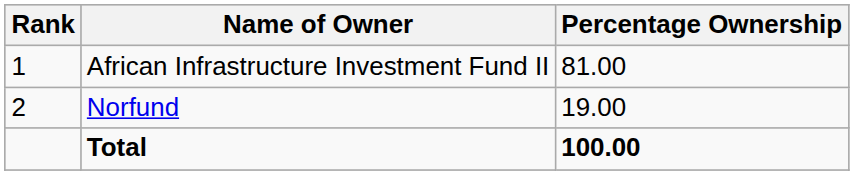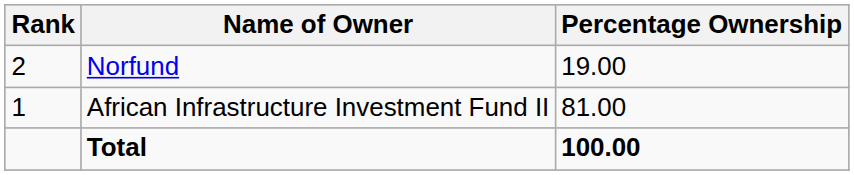rows swapped: (318, 66) <-> (133, 107)
